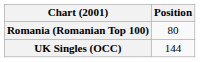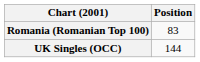(173, 30) 80 -> (173, 30) 83
